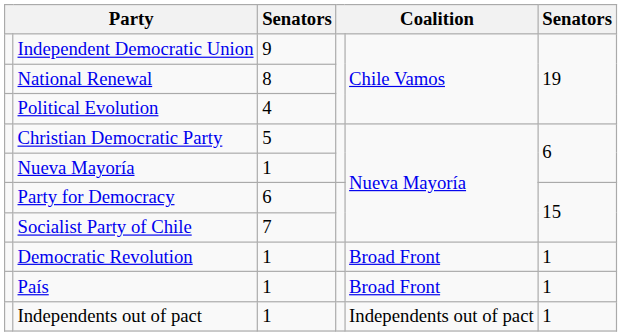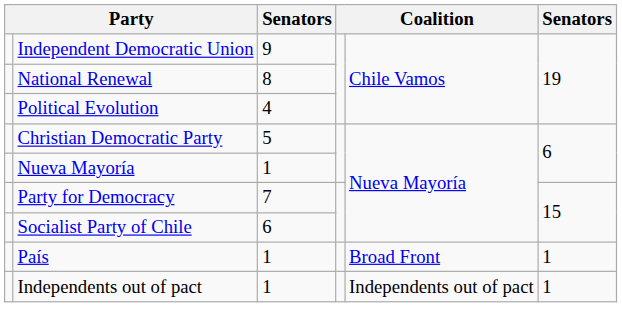(267, 197) 6 -> (267, 197) 7
(267, 227) 7 -> (267, 227) 6
- row: (105, 256)
